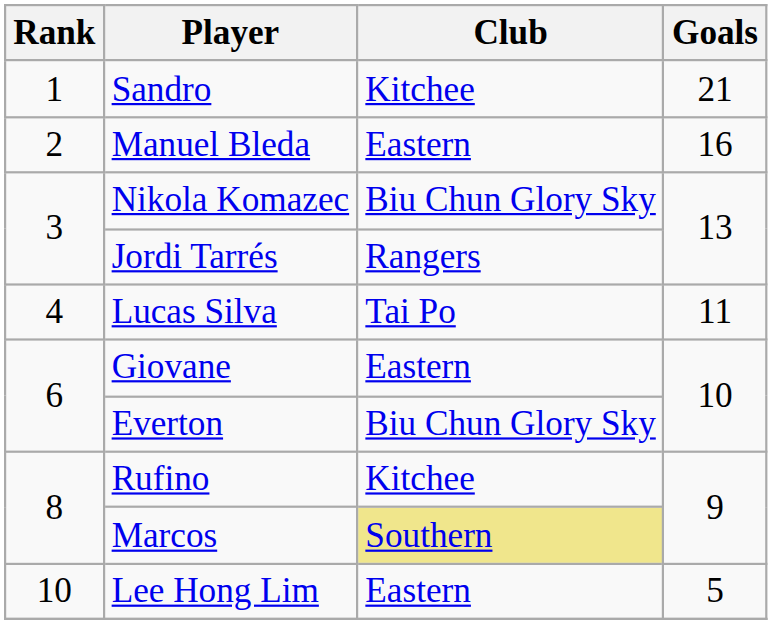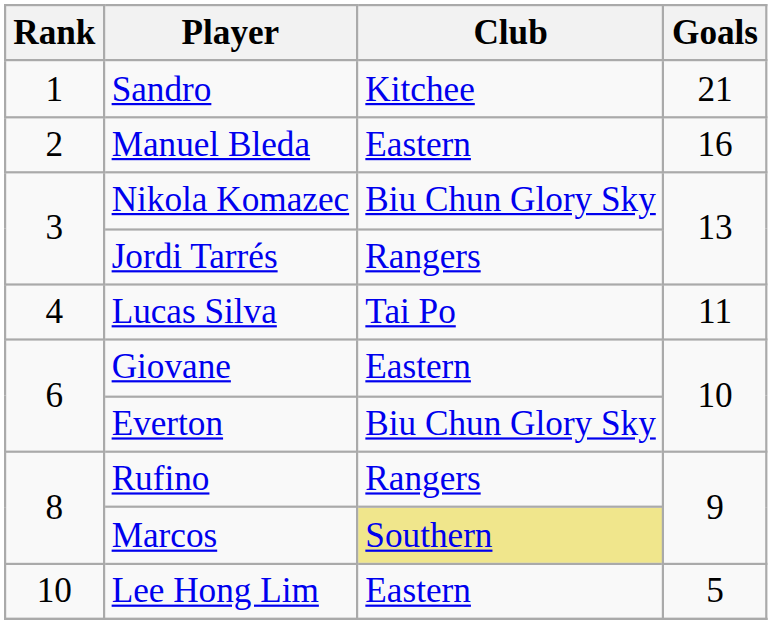(420, 479) Kitchee -> (423, 479) Rangers
